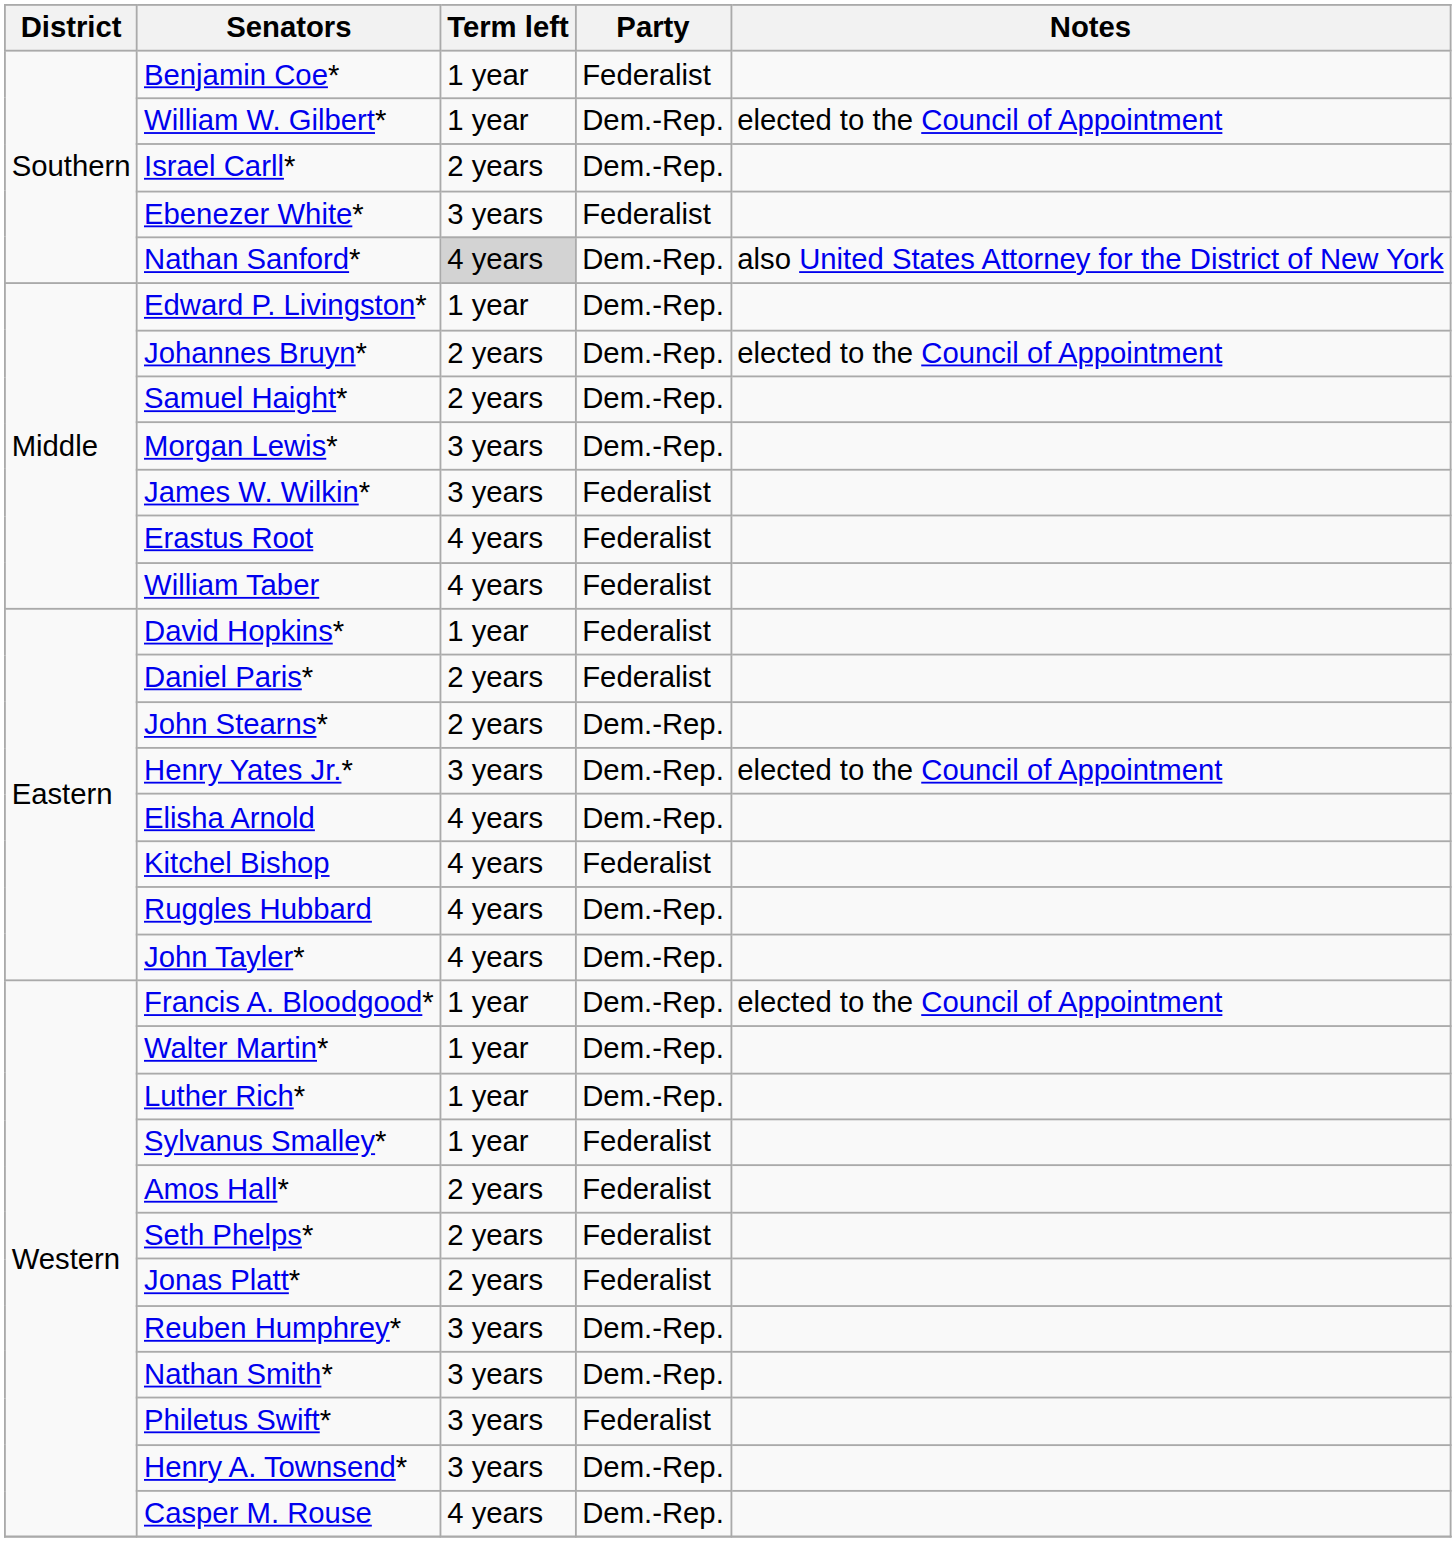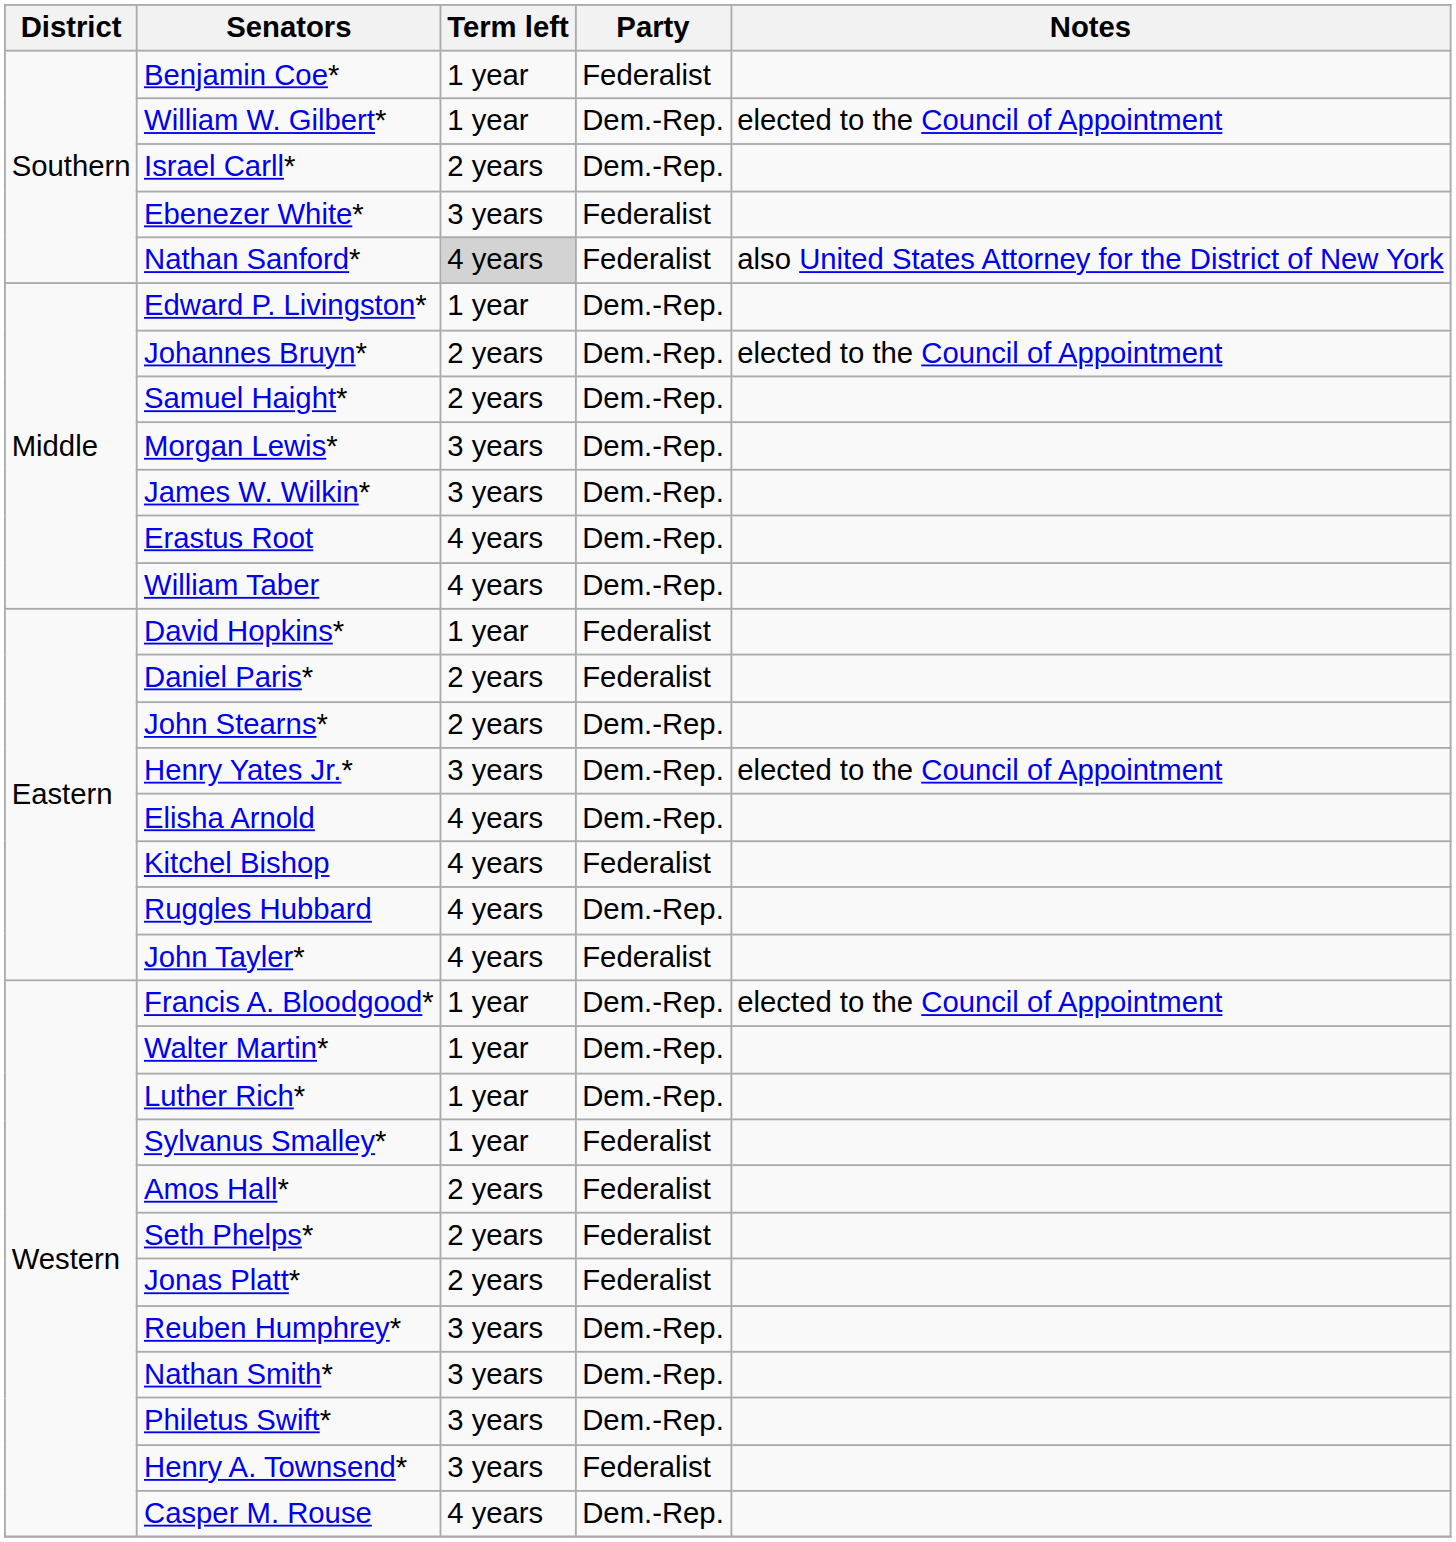(653, 259) Dem.-Rep. -> (647, 259) Federalist
(647, 492) Federalist -> (653, 492) Dem.-Rep.
(647, 538) Federalist -> (653, 538) Dem.-Rep.
(647, 584) Federalist -> (653, 584) Dem.-Rep.
(653, 956) Dem.-Rep. -> (647, 956) Federalist
(647, 1420) Federalist -> (653, 1420) Dem.-Rep.
(653, 1467) Dem.-Rep. -> (647, 1467) Federalist
